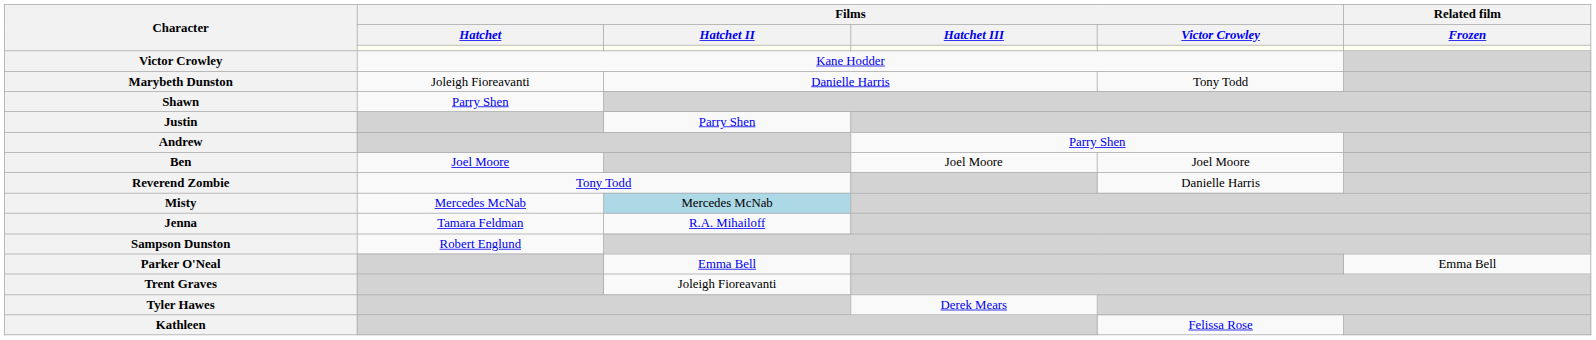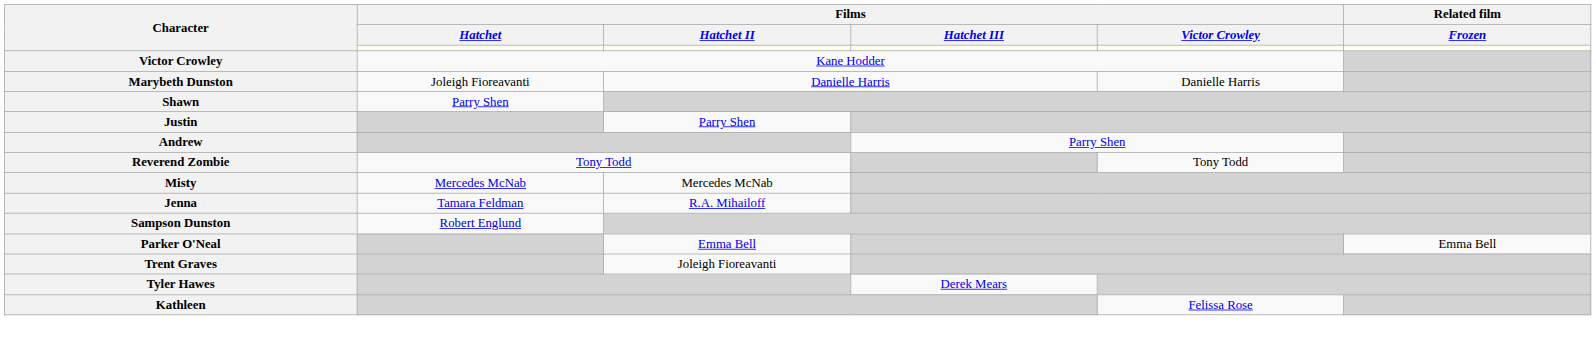(1221, 81) Tony Todd -> (1221, 81) Danielle Harris
- row: (181, 162)
(1221, 182) Danielle Harris -> (1221, 162) Tony Todd
(727, 203) lightblue background -> (727, 182) no background
